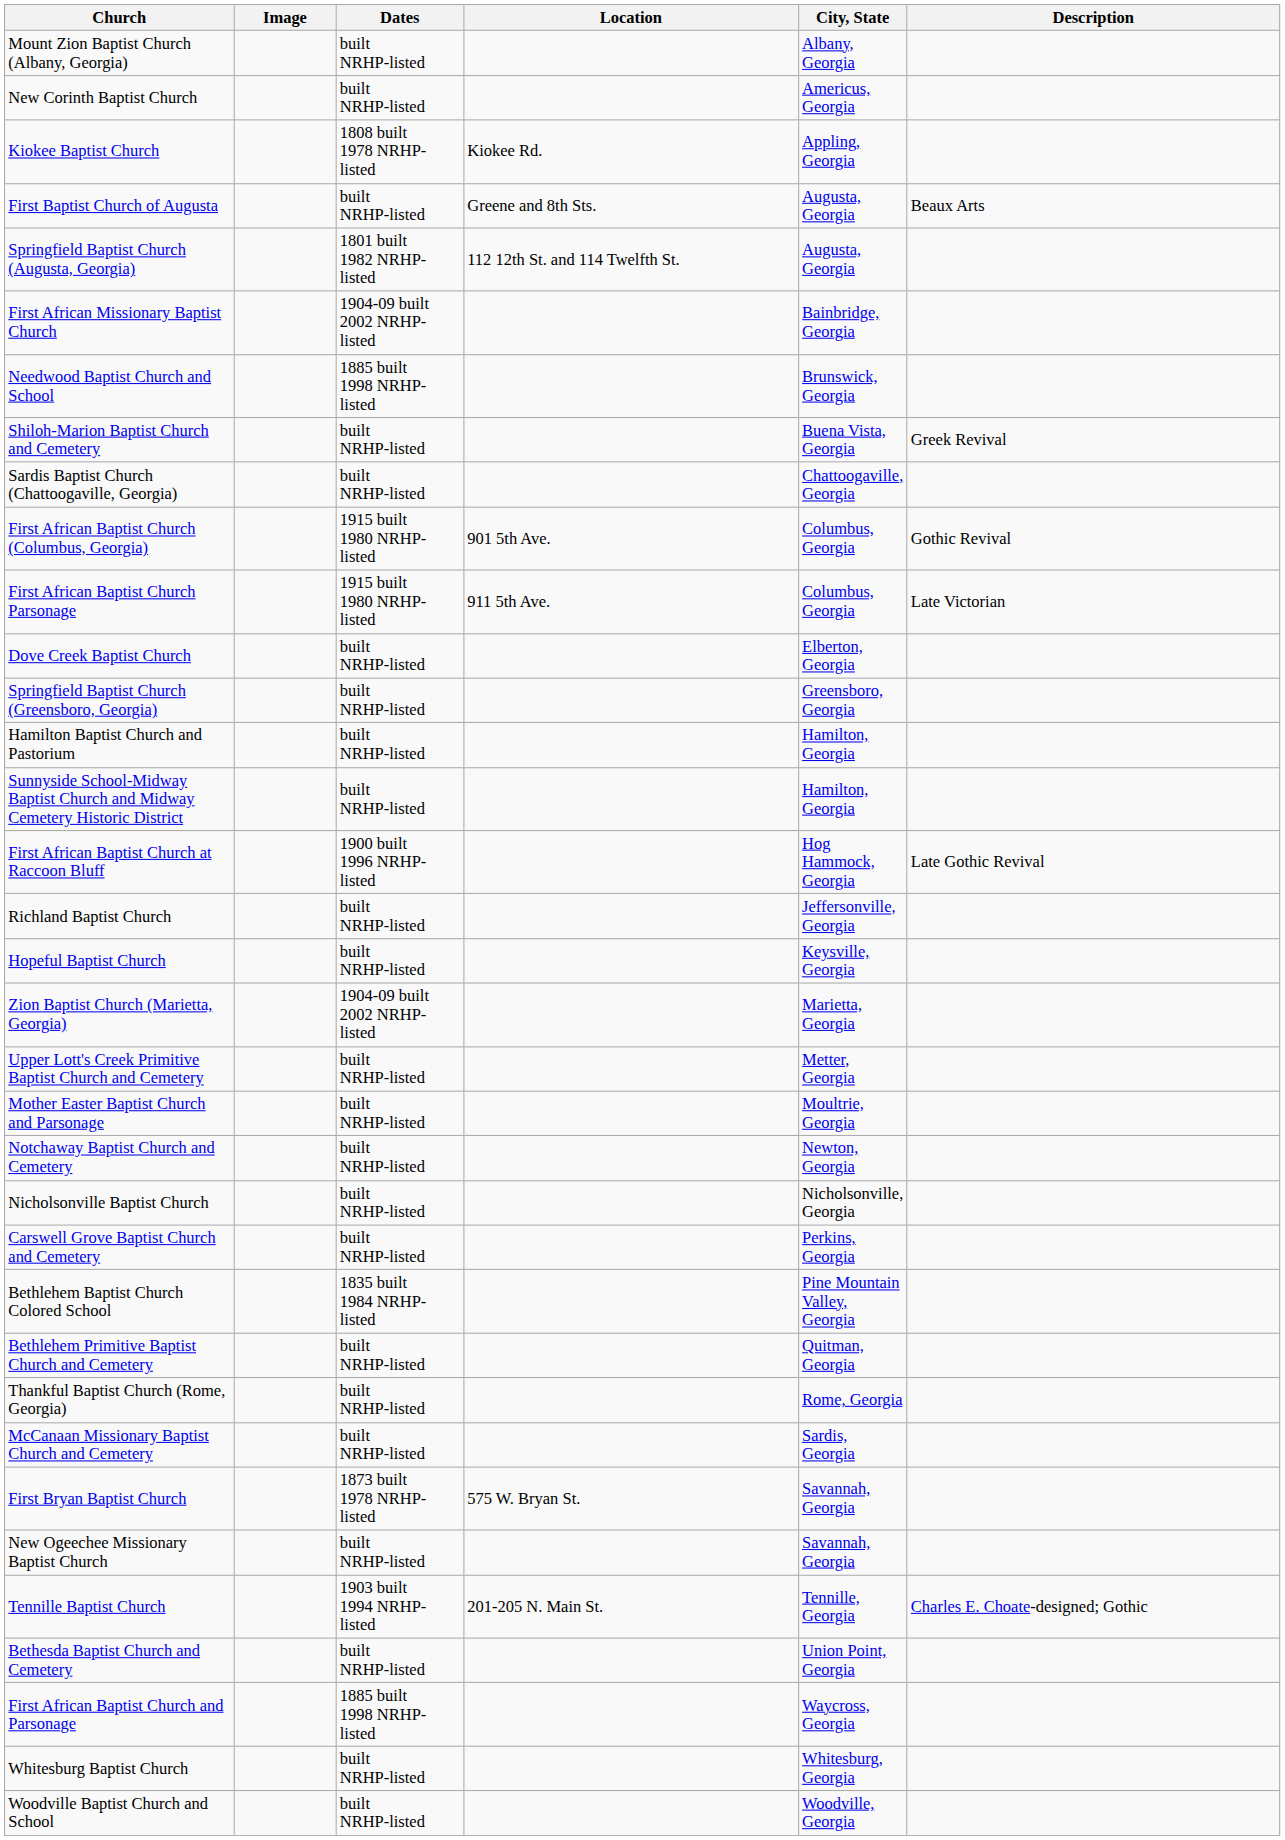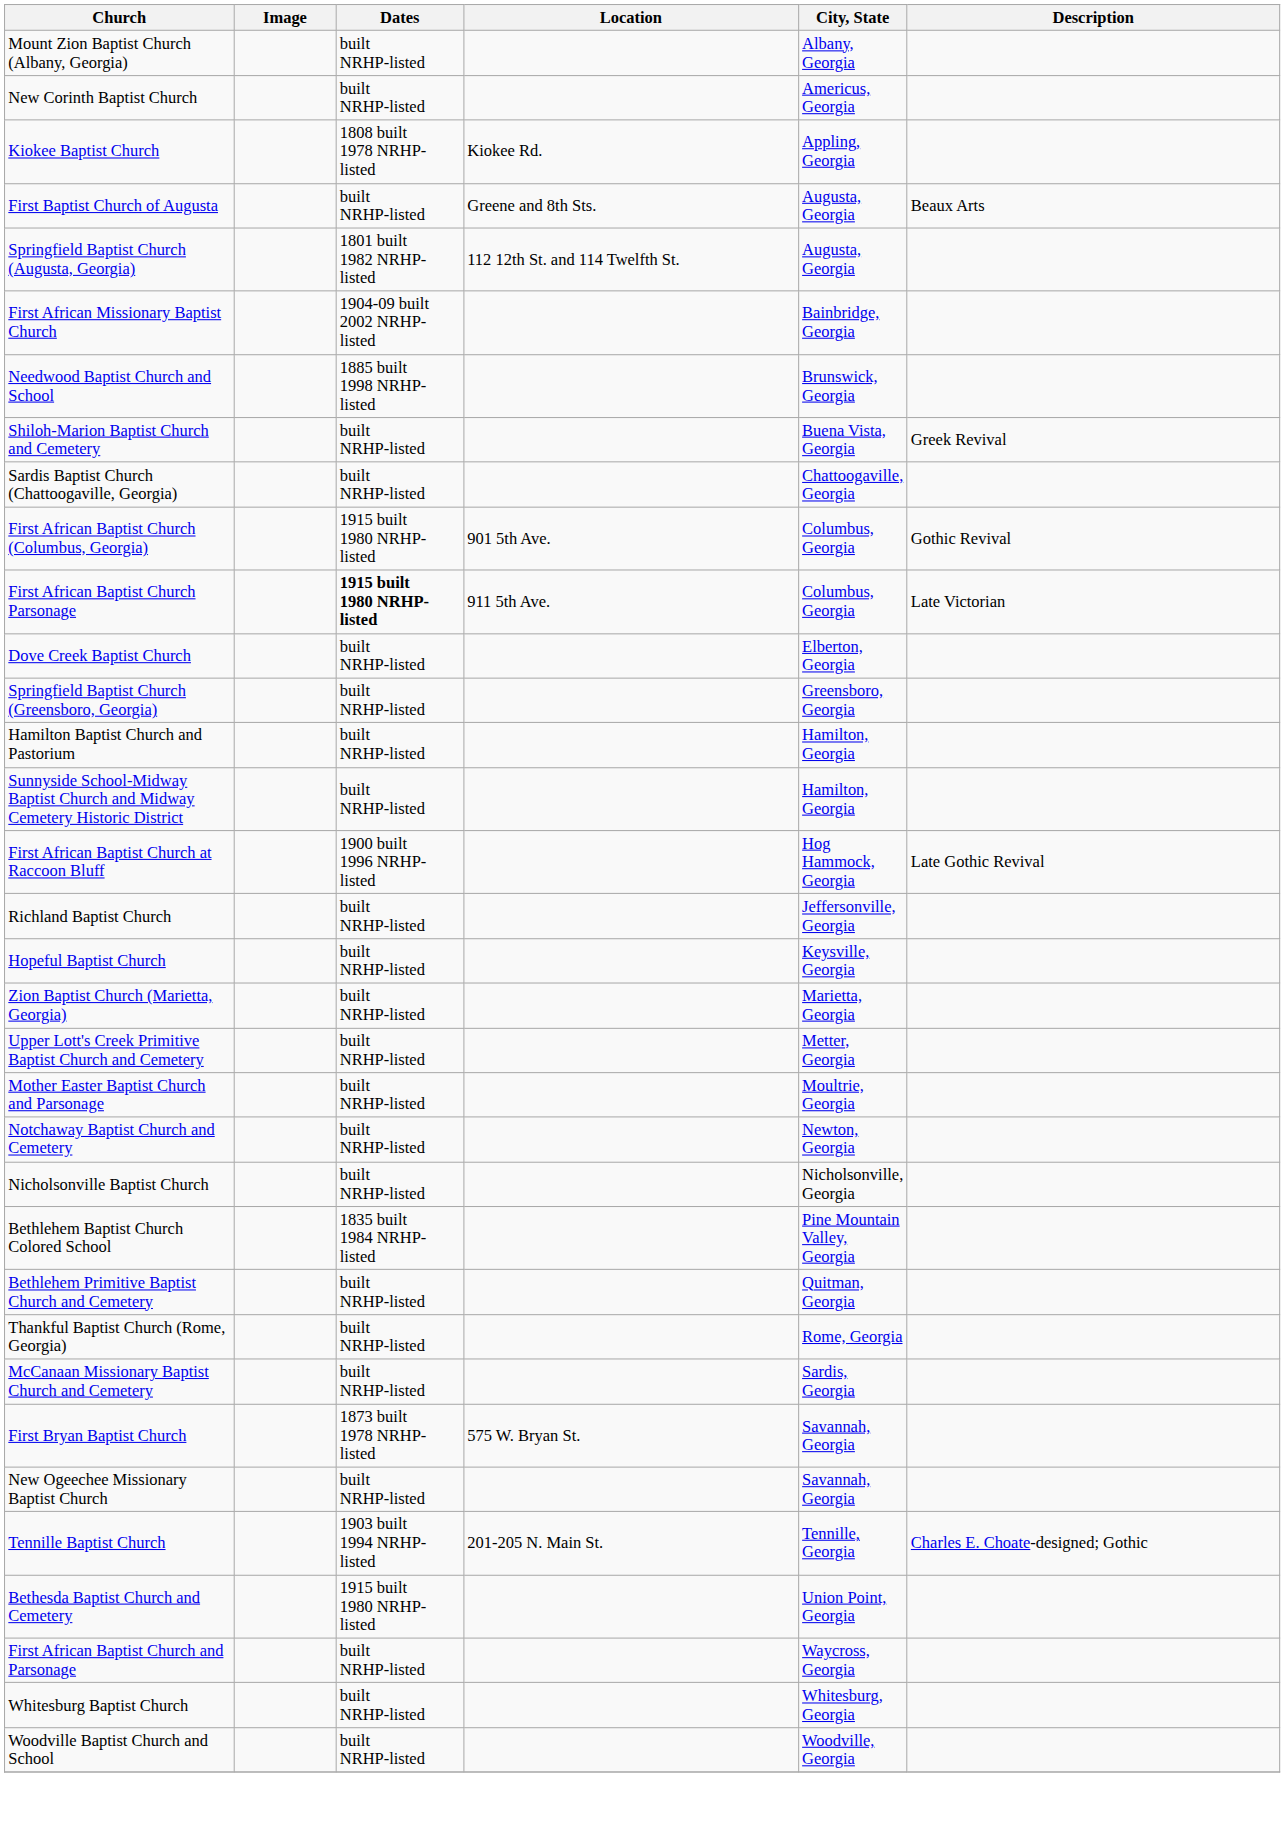(383, 601) normal -> (384, 601) bold
(384, 1014) 1904-09 built 2002 NRHP-listed -> (382, 1005) built NRHP-listed
- row: (112, 1247)
(382, 1660) built NRHP-listed -> (383, 1606) 1915 built 1980 NRHP-listed
(383, 1714) 1885 built 1998 NRHP-listed -> (382, 1660) built NRHP-listed
